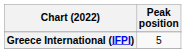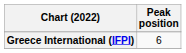(159, 40) 5 -> (159, 40) 6
